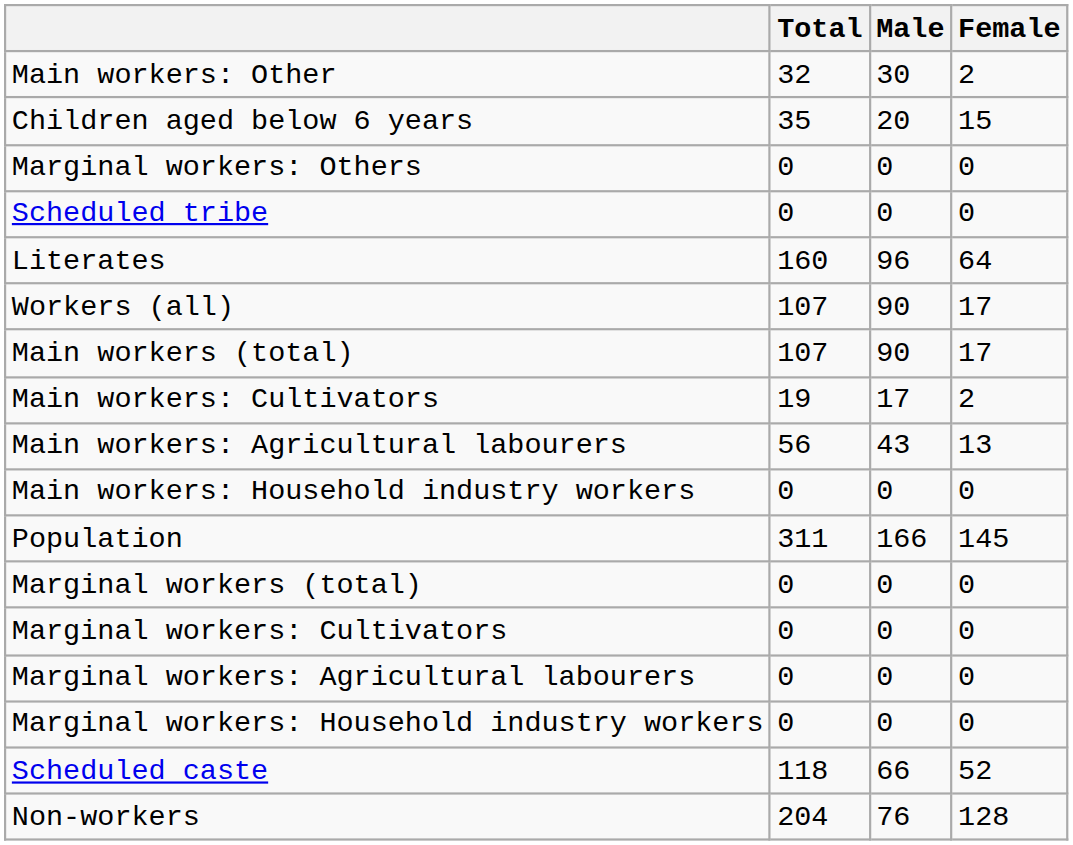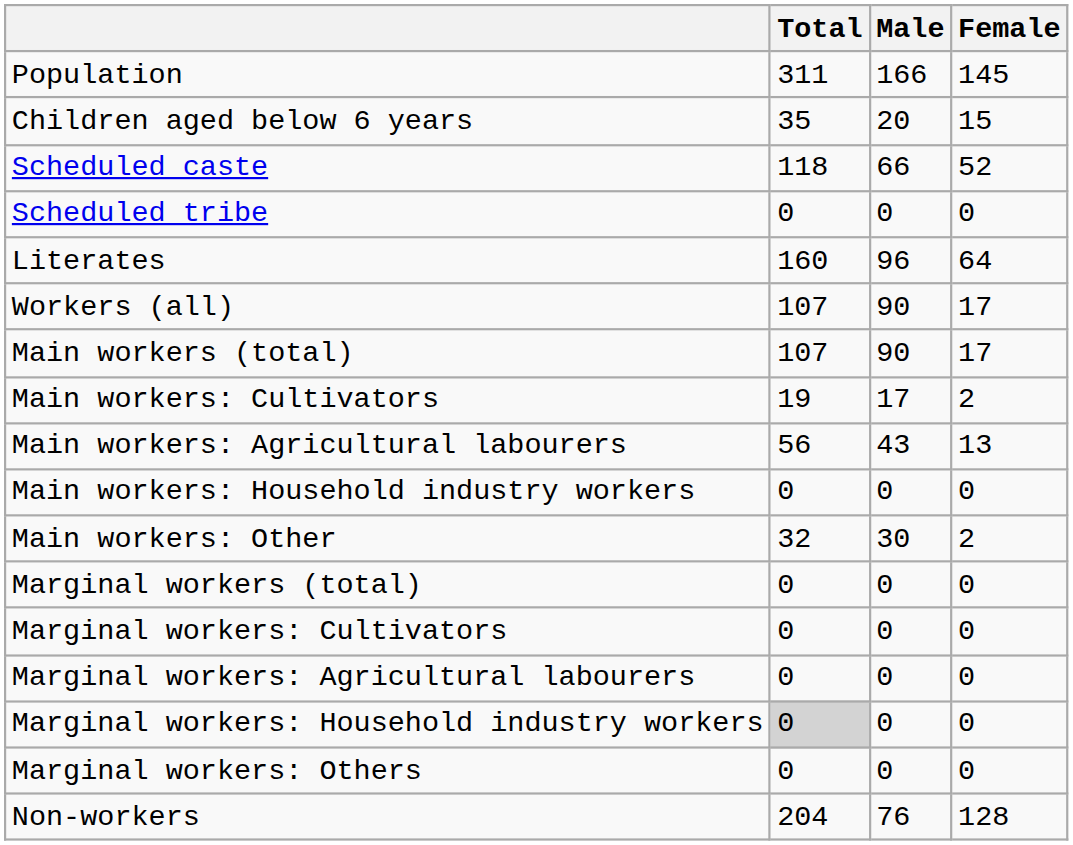rows swapped: (97, 539) <-> (174, 75)
rows swapped: (140, 771) <-> (217, 167)
(786, 724) no background -> (786, 724) lightgrey background
